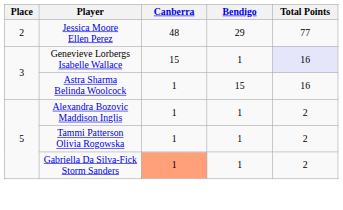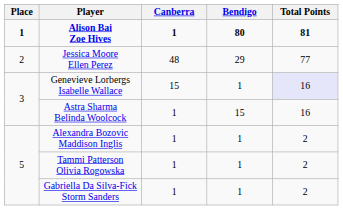+ row: (90, 33)
(174, 165) lightsalmon background -> (174, 191) no background
